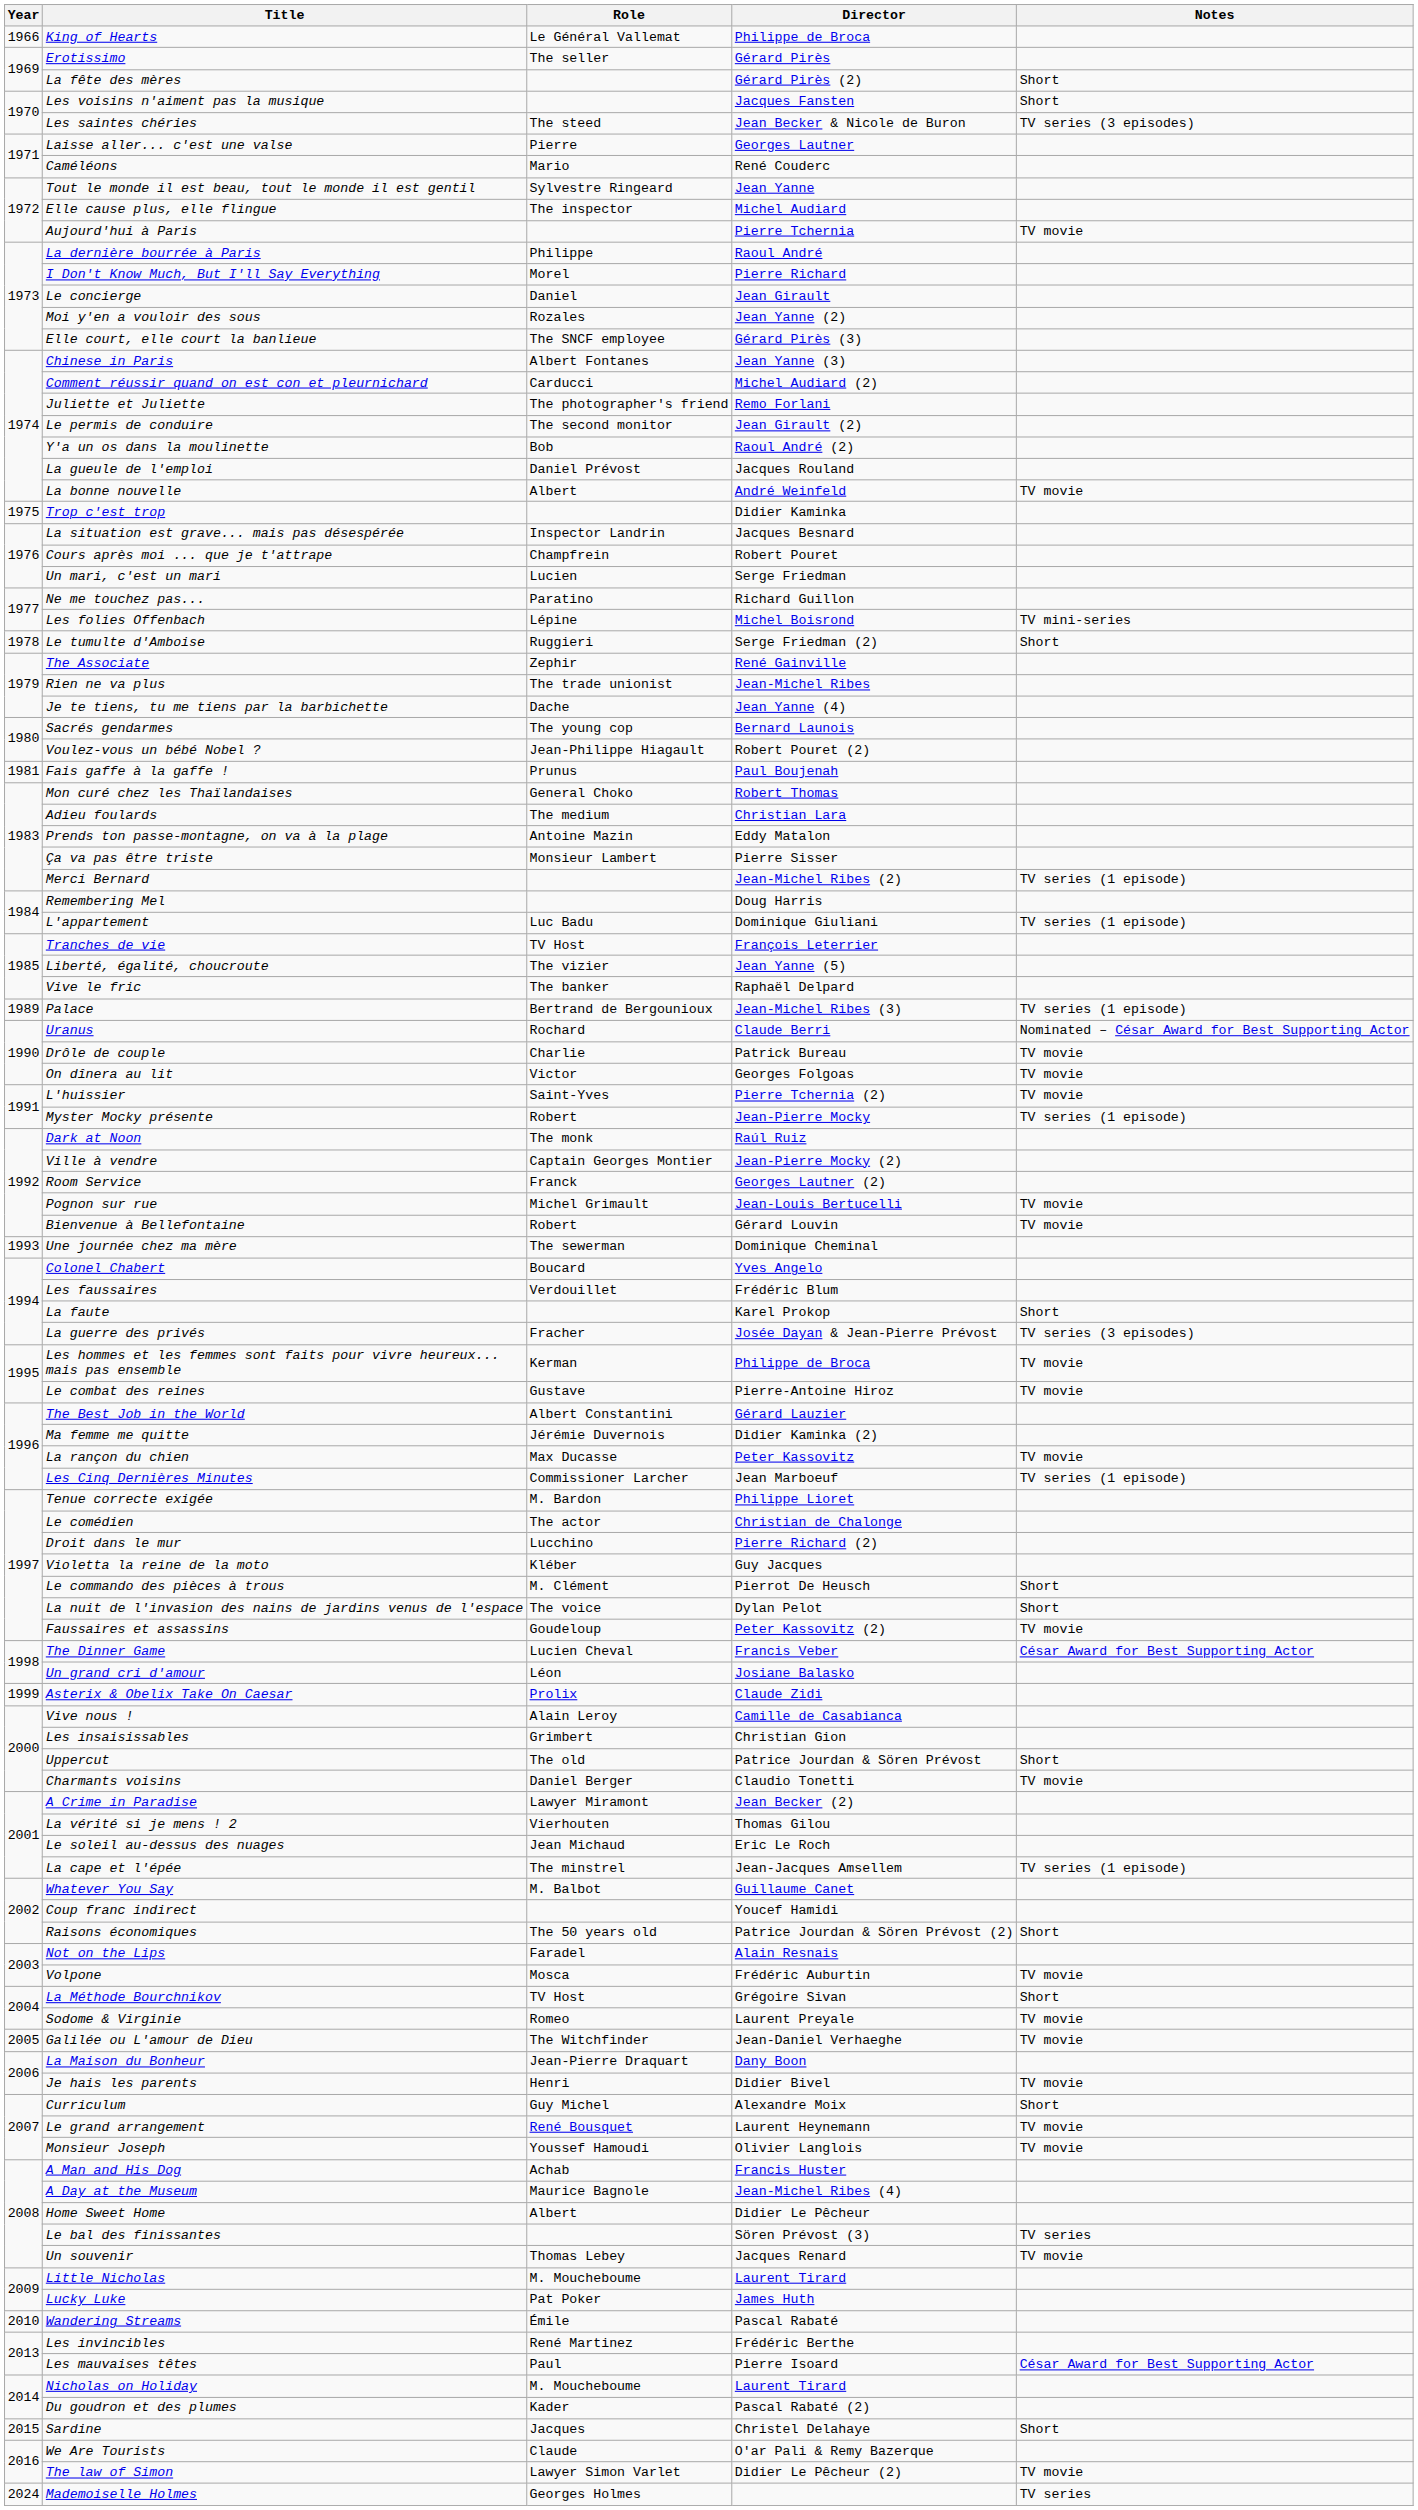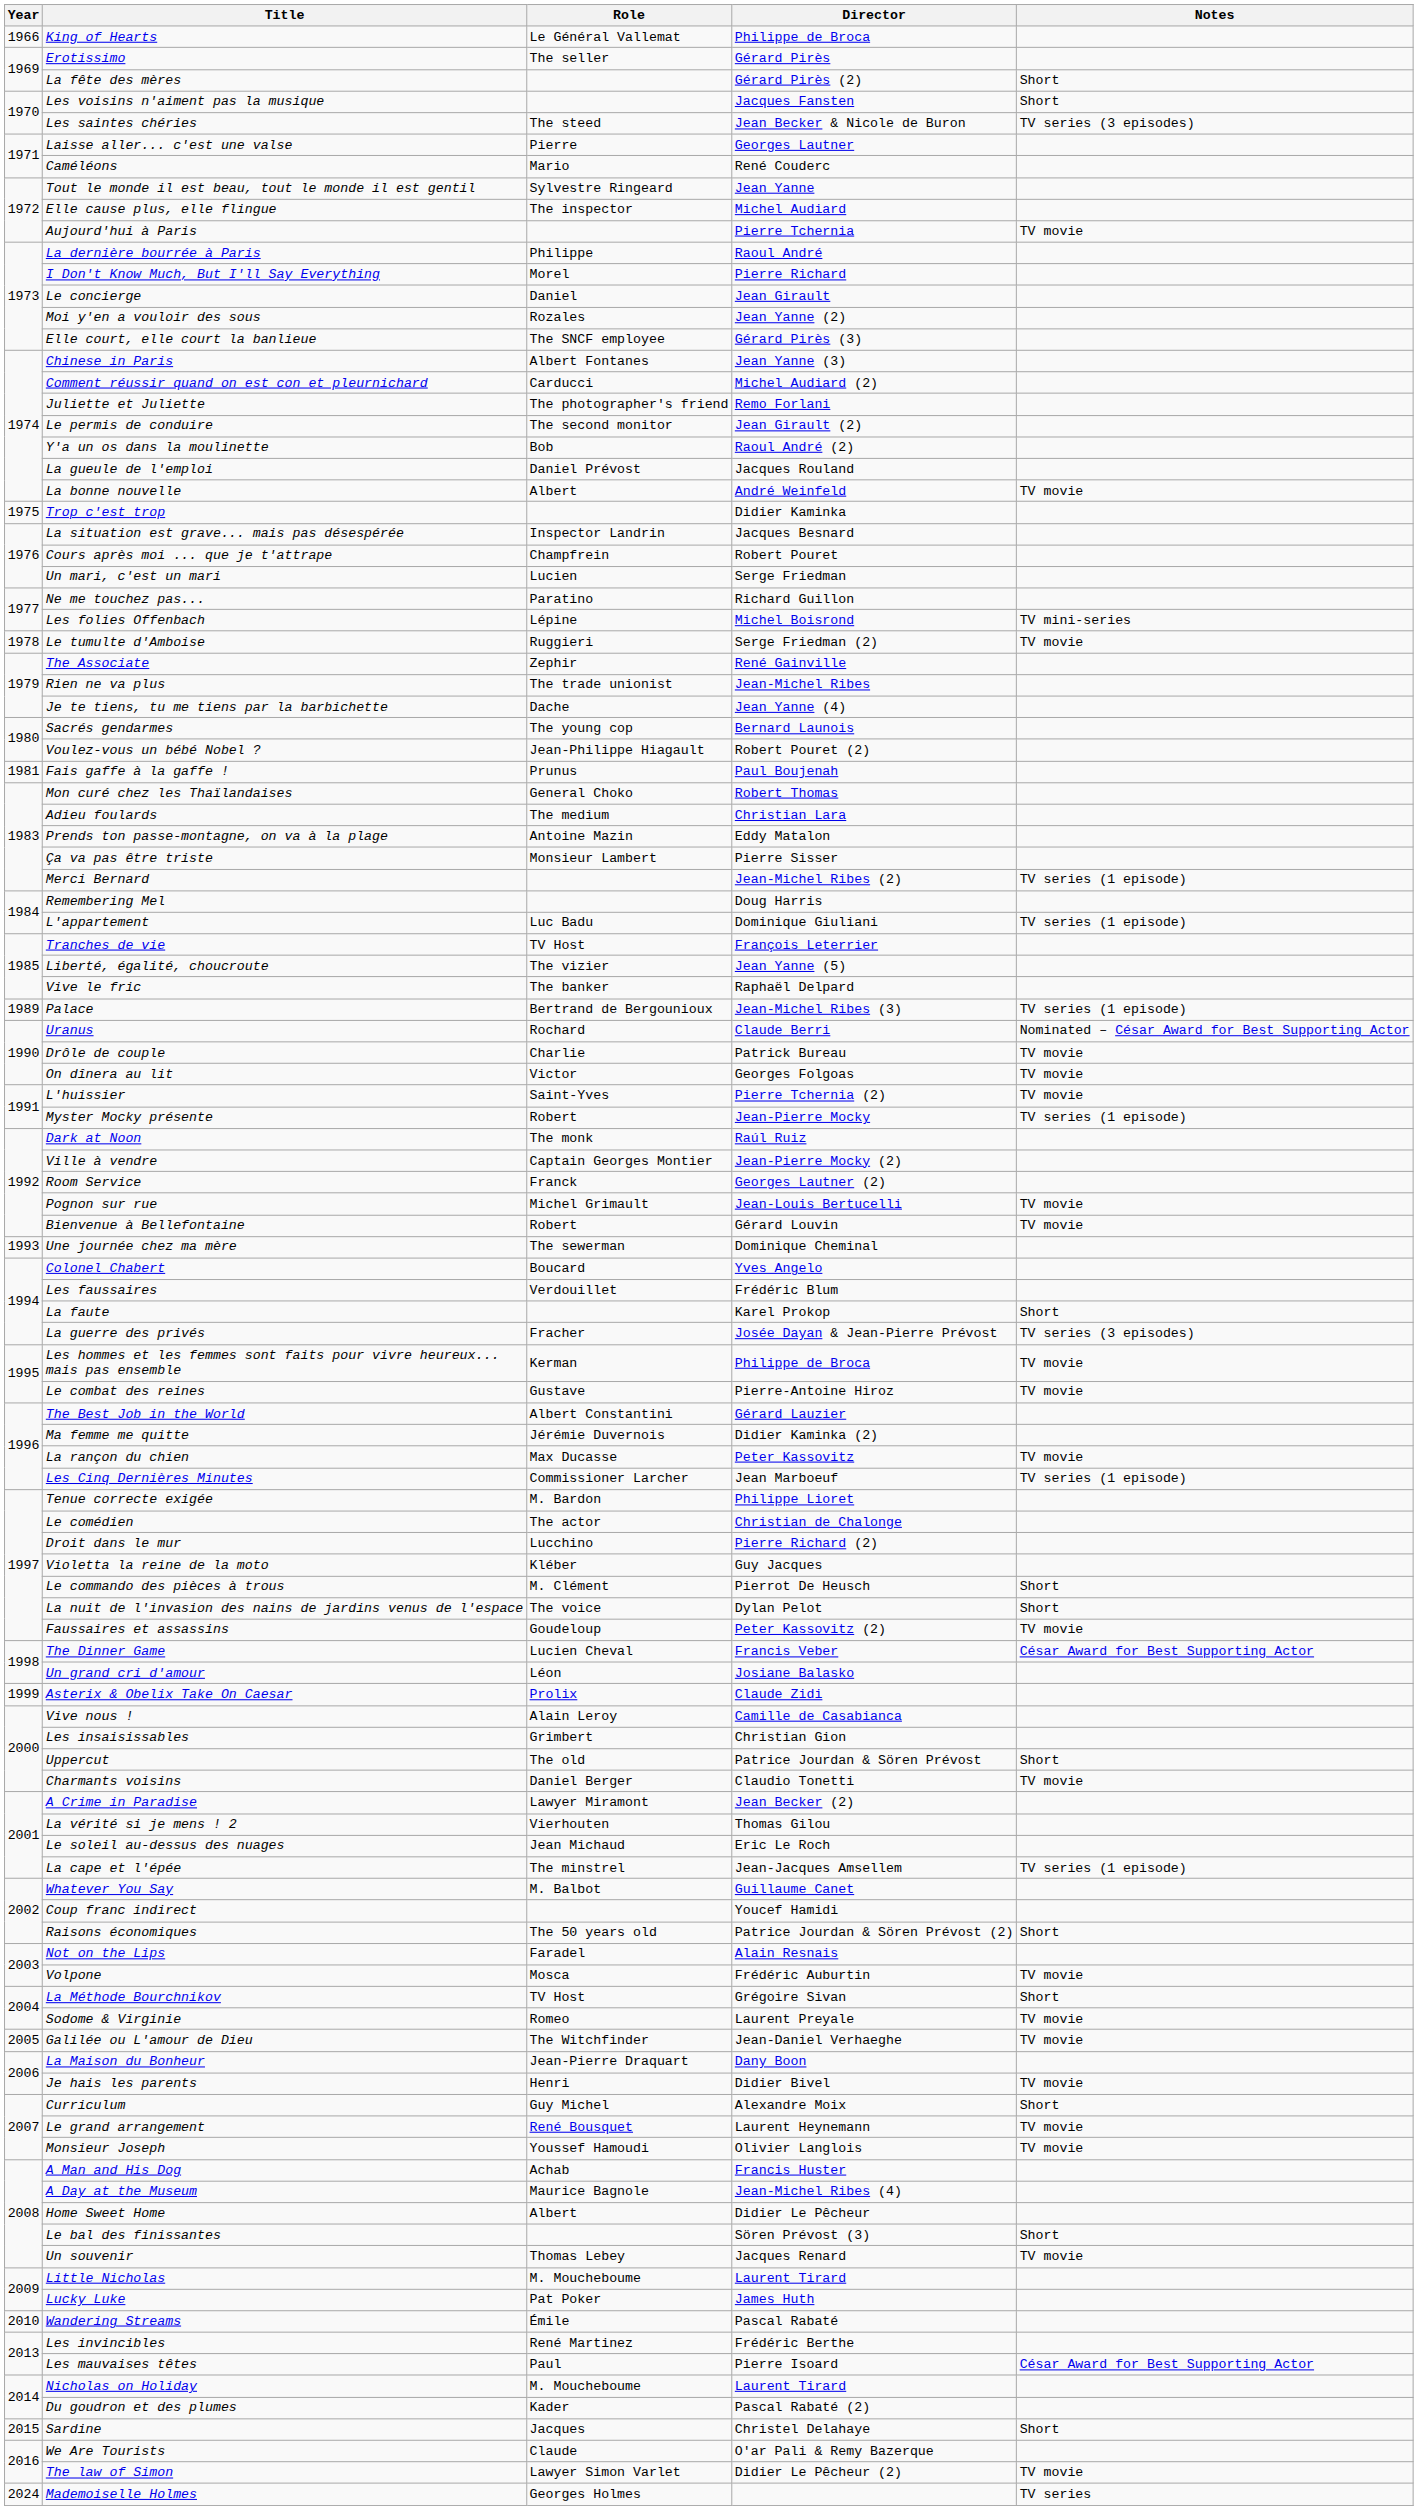(1040, 642) Short -> (1051, 642) TV movie
(1055, 2235) TV series -> (1040, 2235) Short
